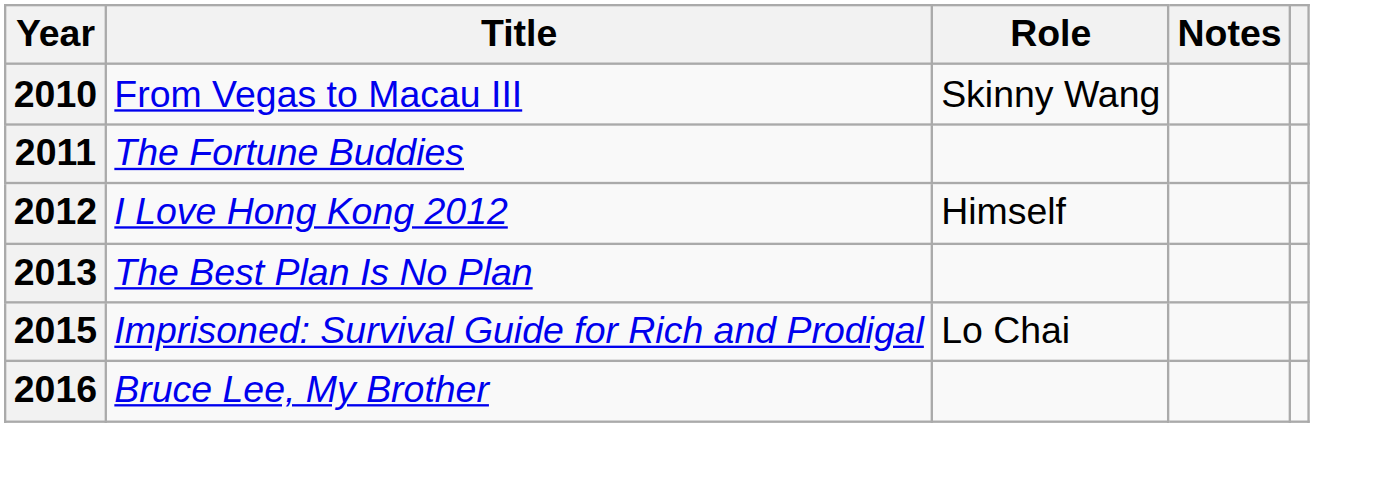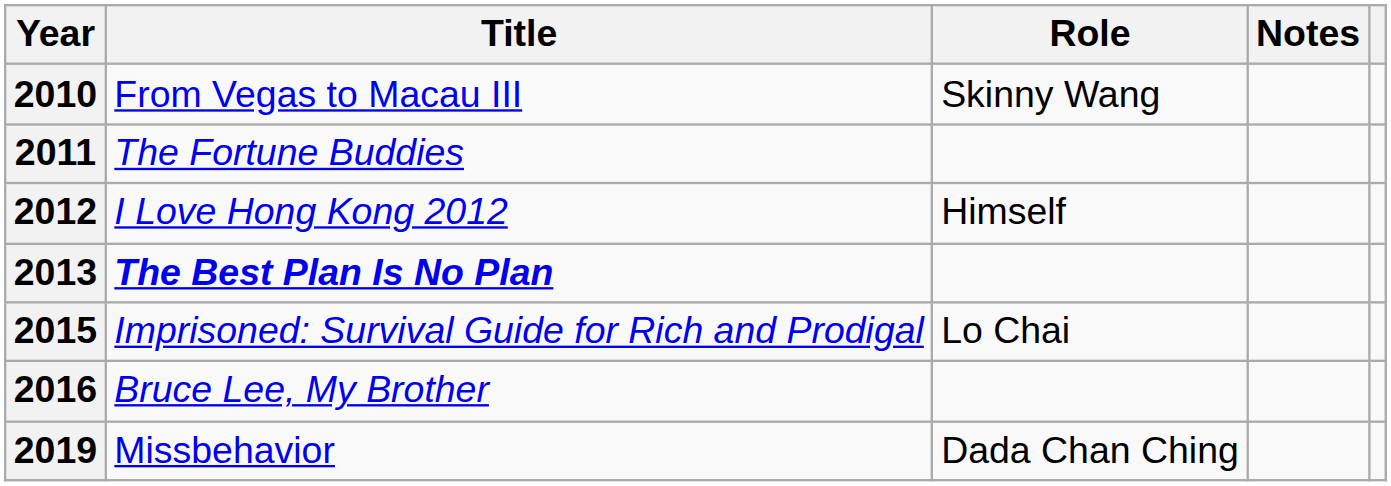(324, 271) normal -> (334, 271) bold
+ row: (55, 449)
